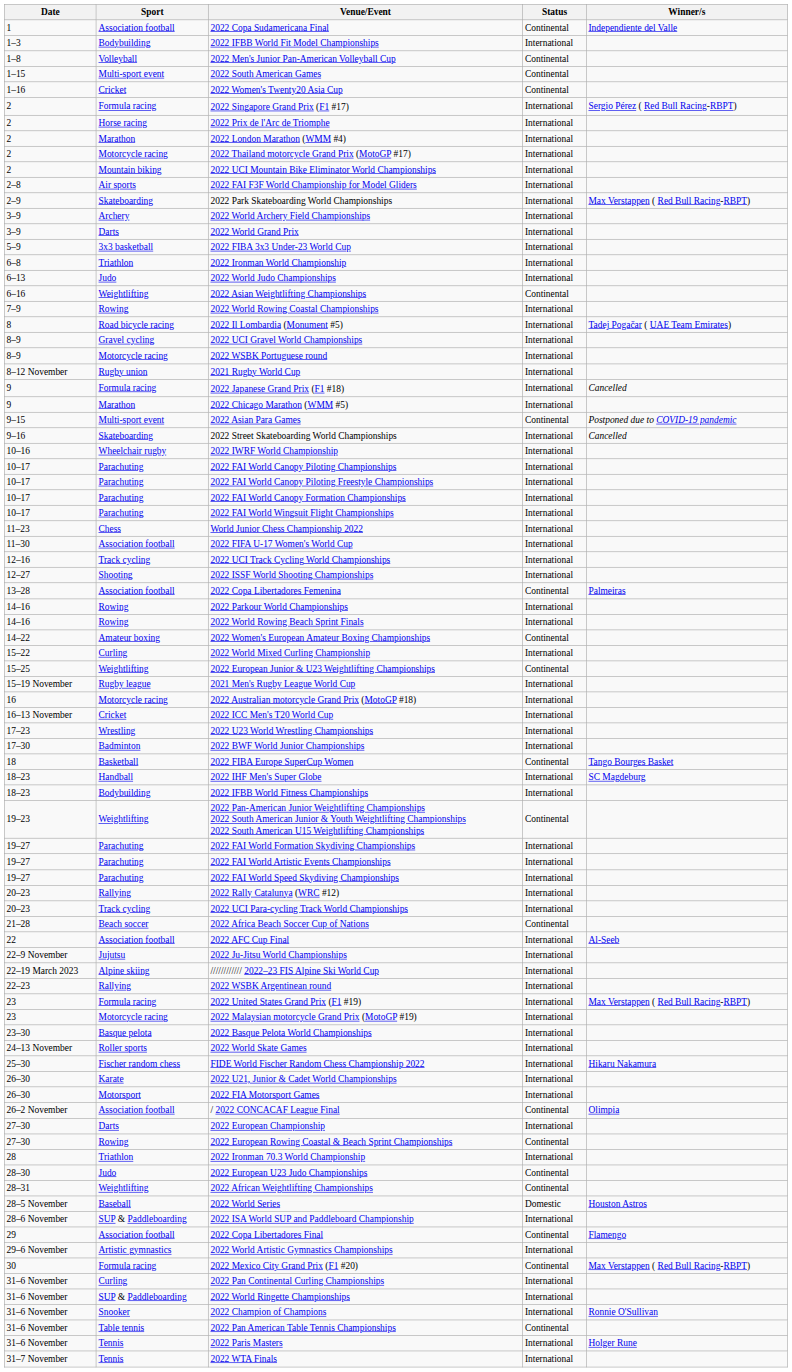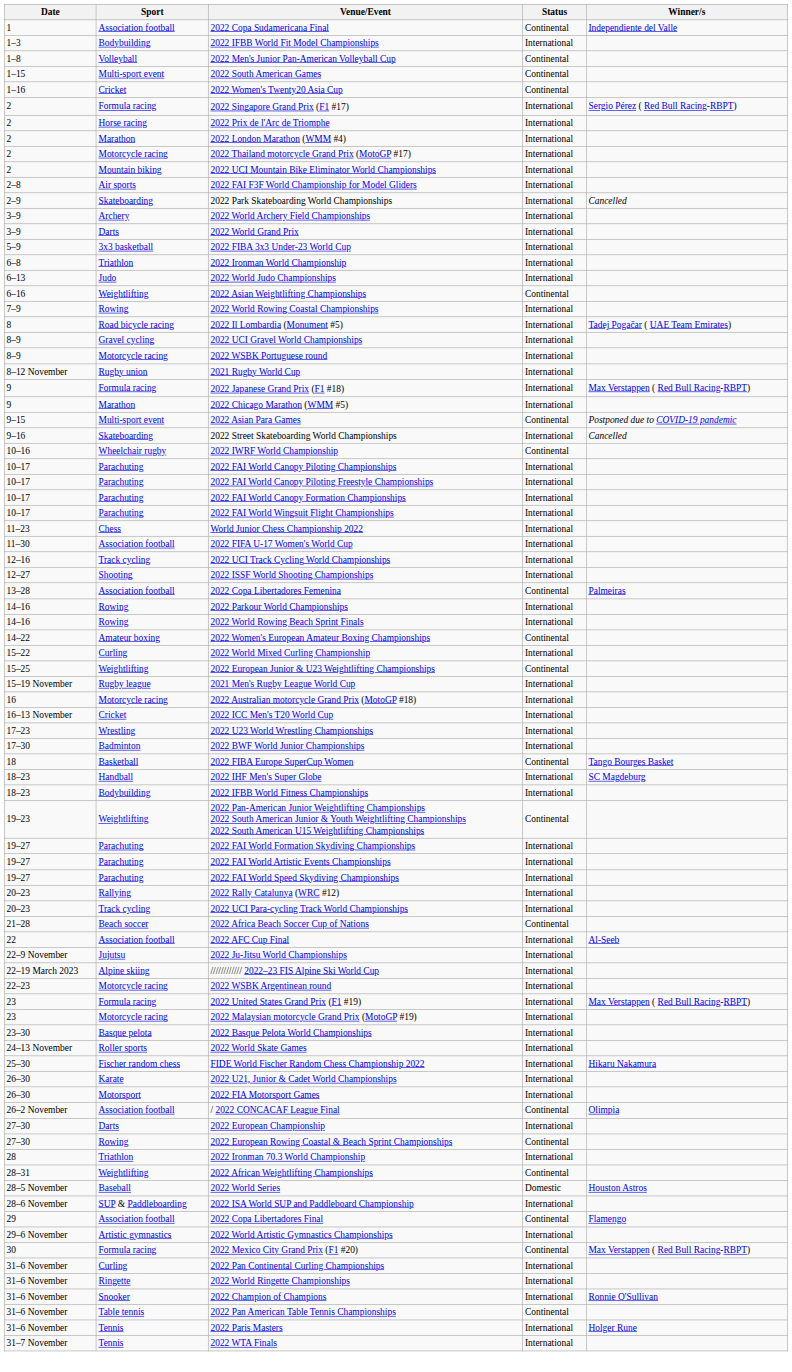(669, 200) Max Verstappen ( Red Bull Racing-RBPT) -> (608, 200) Cancelled
(608, 388) Cancelled -> (669, 388) Max Verstappen ( Red Bull Racing-RBPT)
(549, 451) International -> (547, 451) Continental
(115, 986) Rallying -> (133, 986) Motorcycle racing
- row: (289, 1172)
(143, 1297) SUP & Paddleboarding -> (114, 1281) Ringette
